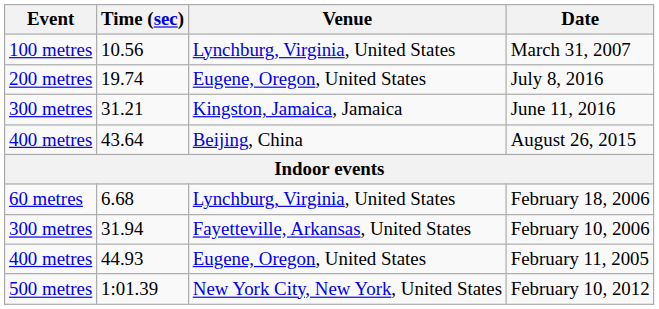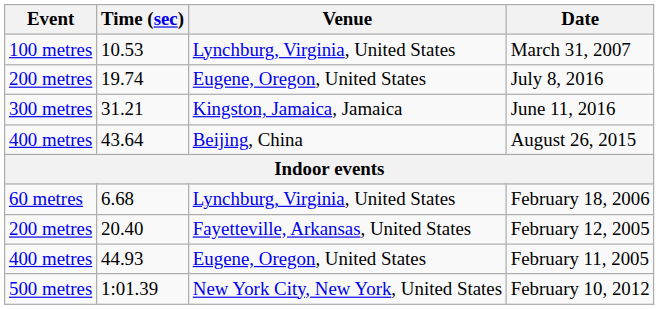(122, 49) 10.56 -> (122, 49) 10.53
+ row: (580, 229)
- row: (580, 229)
